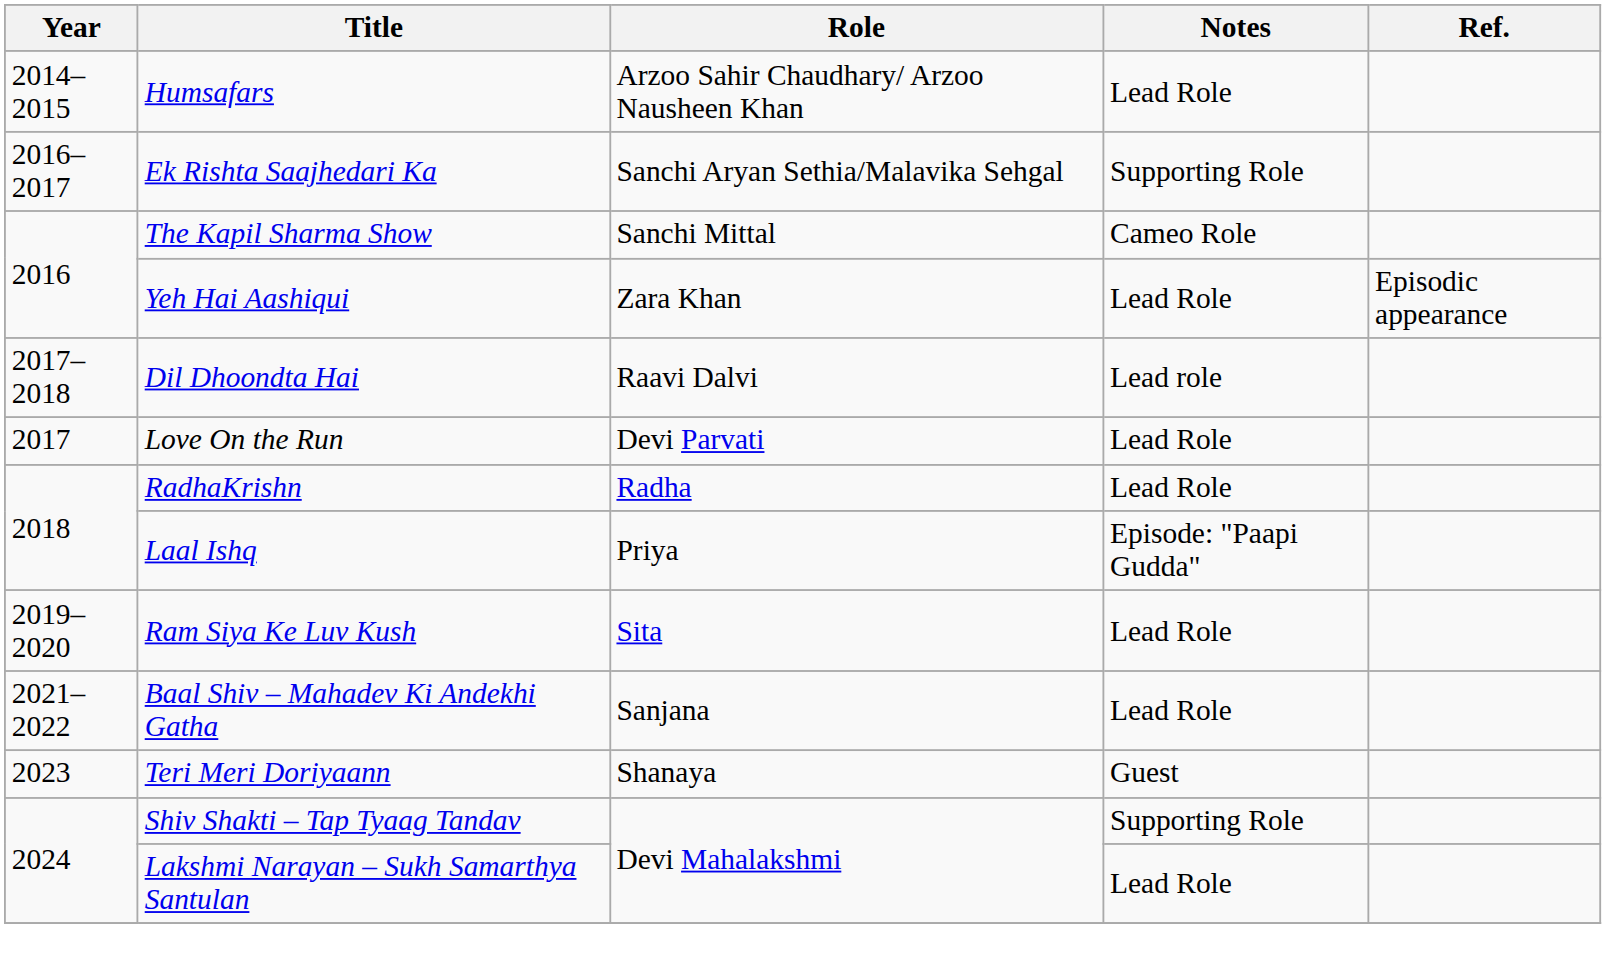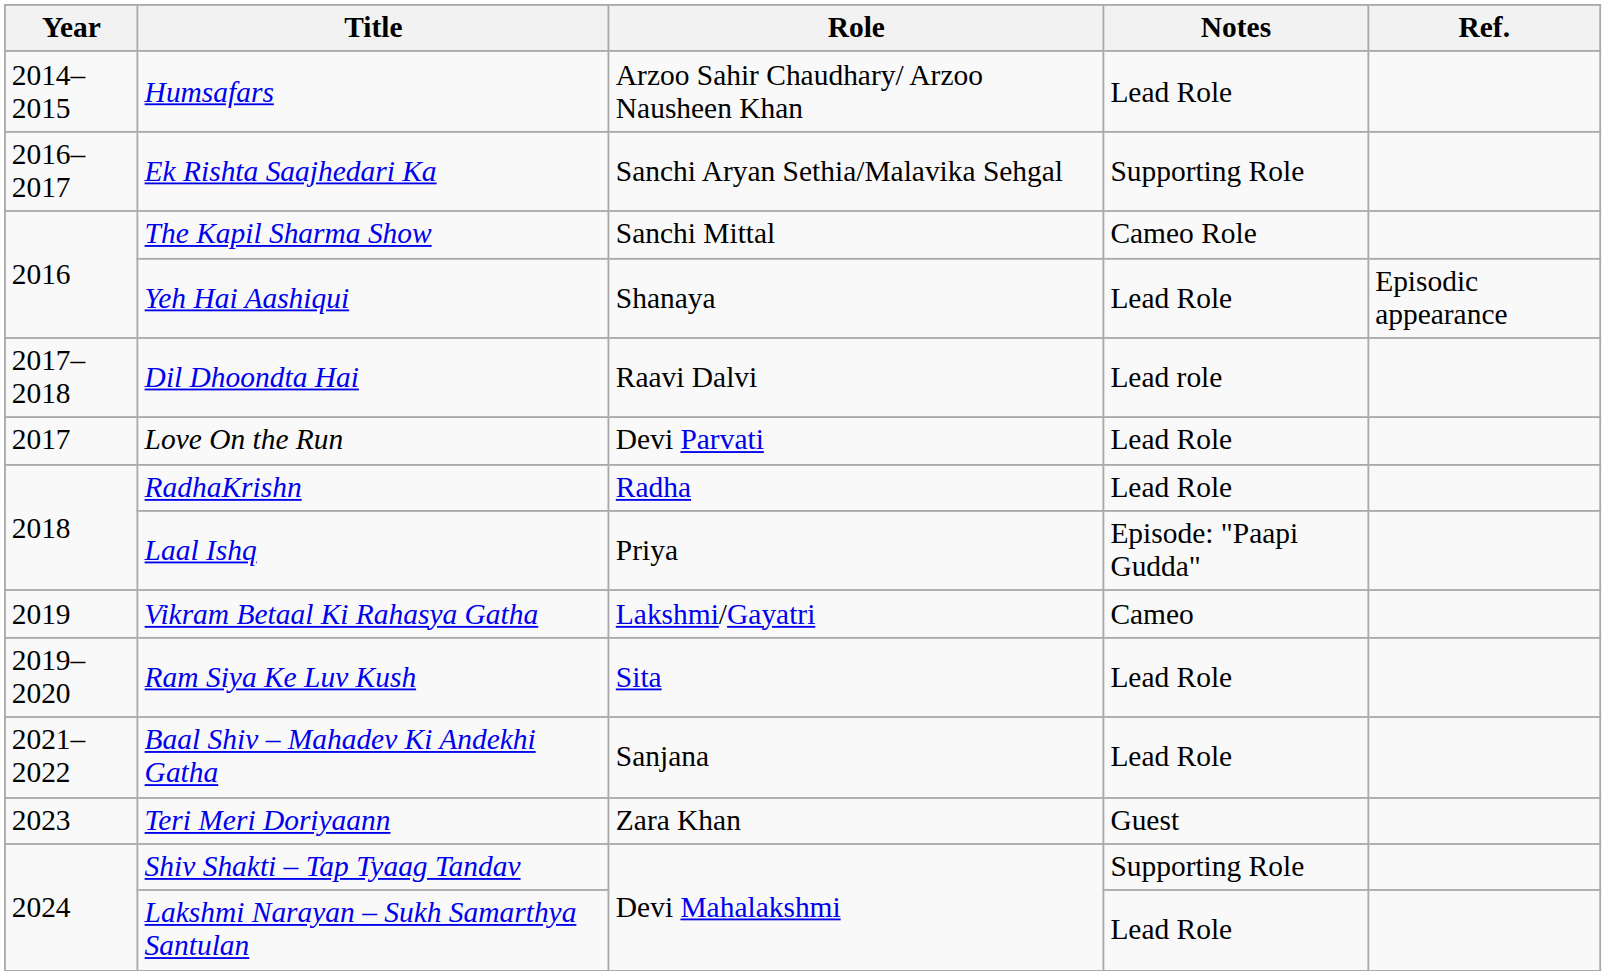(679, 297) Zara Khan -> (666, 297) Shanaya
+ row: (341, 613)
(666, 773) Shanaya -> (678, 819) Zara Khan
